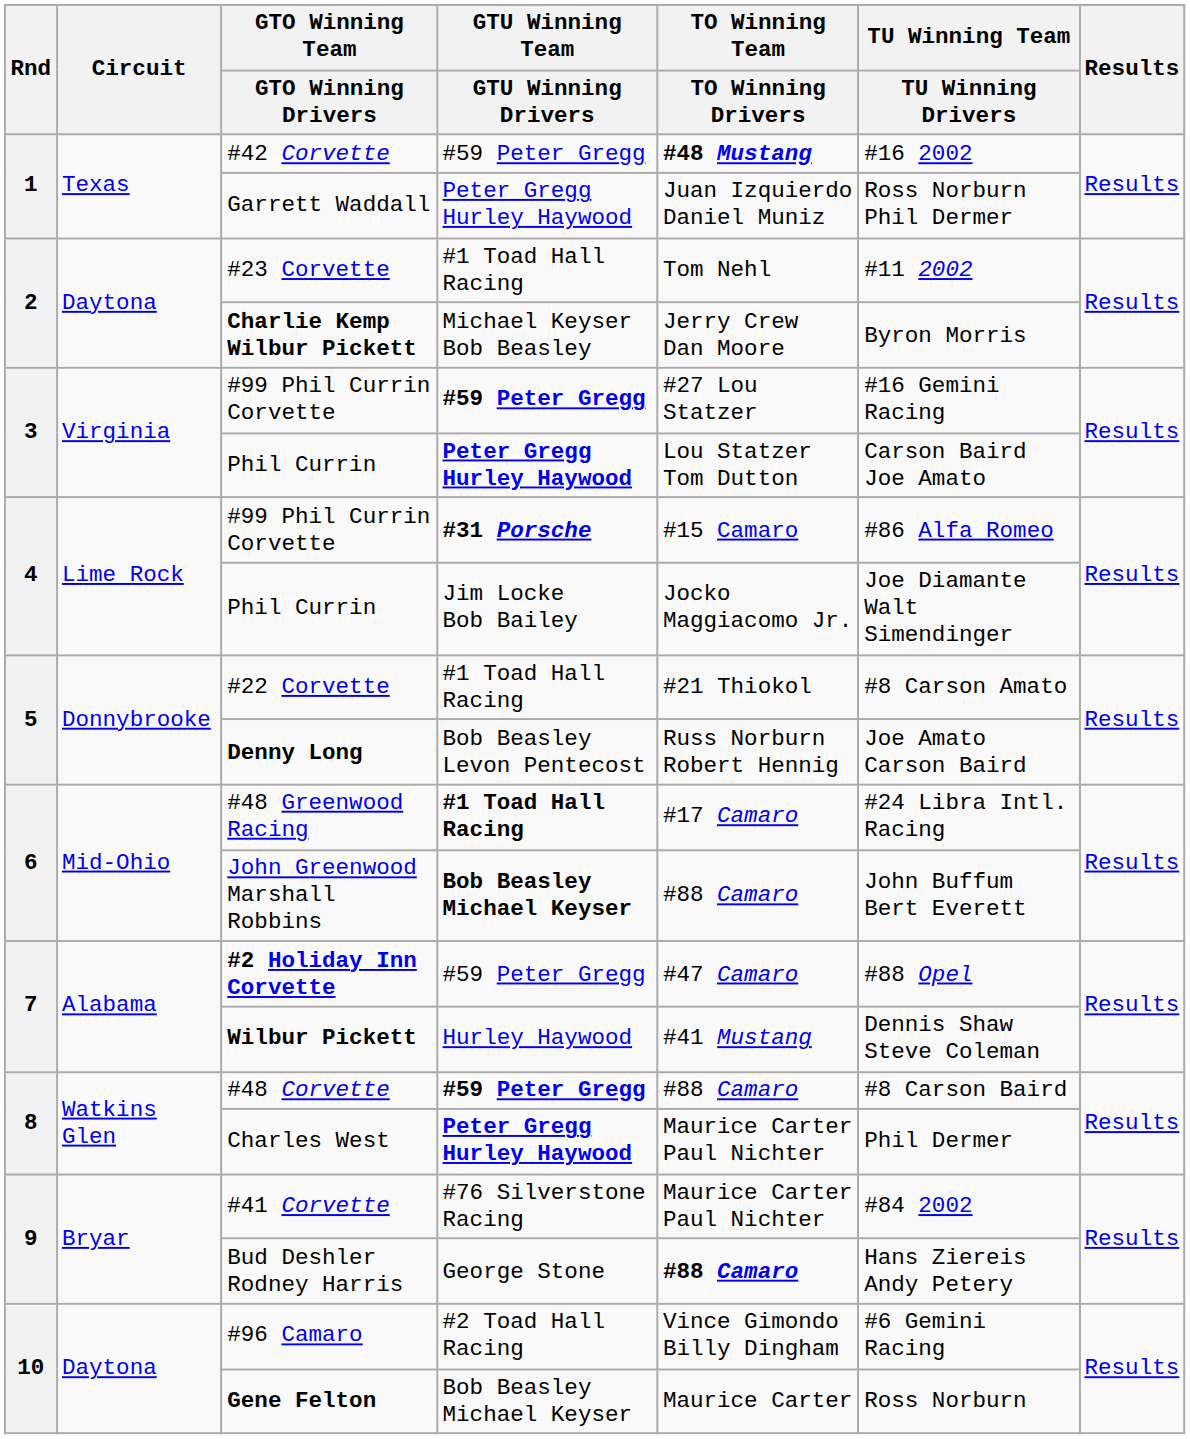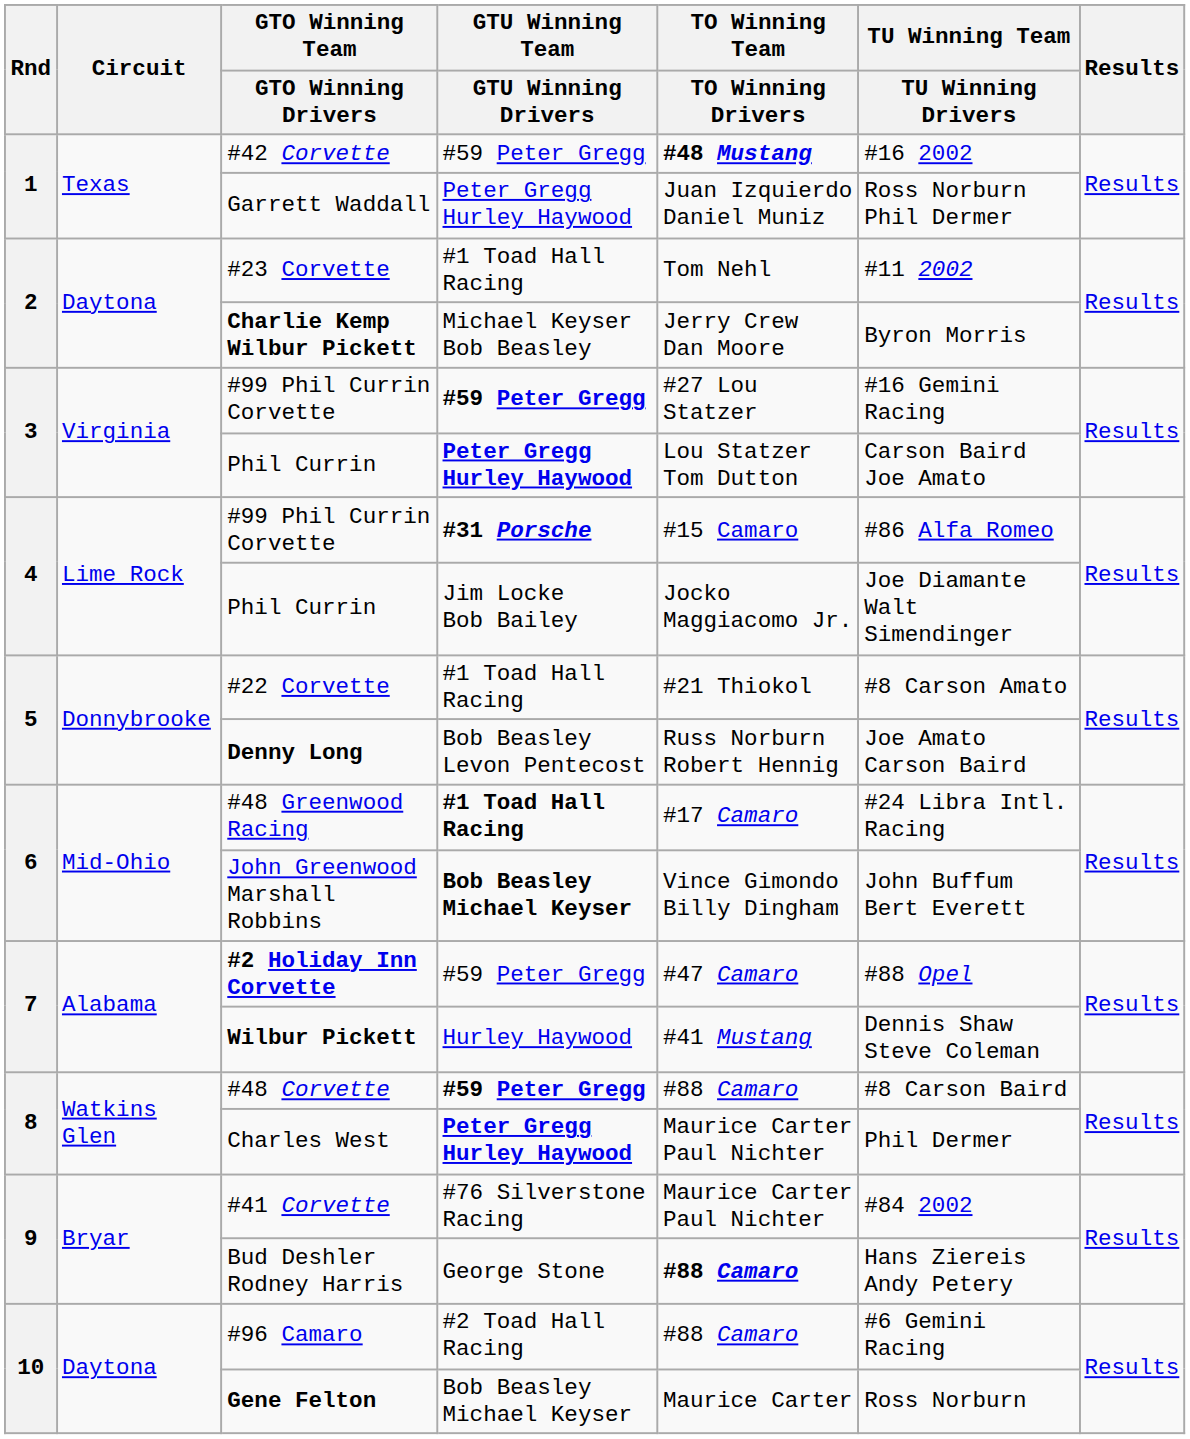(731, 895) #88 Camaro -> (751, 895) Vince Gimondo Billy Dingham
(751, 1336) Vince Gimondo Billy Dingham -> (731, 1336) #88 Camaro
